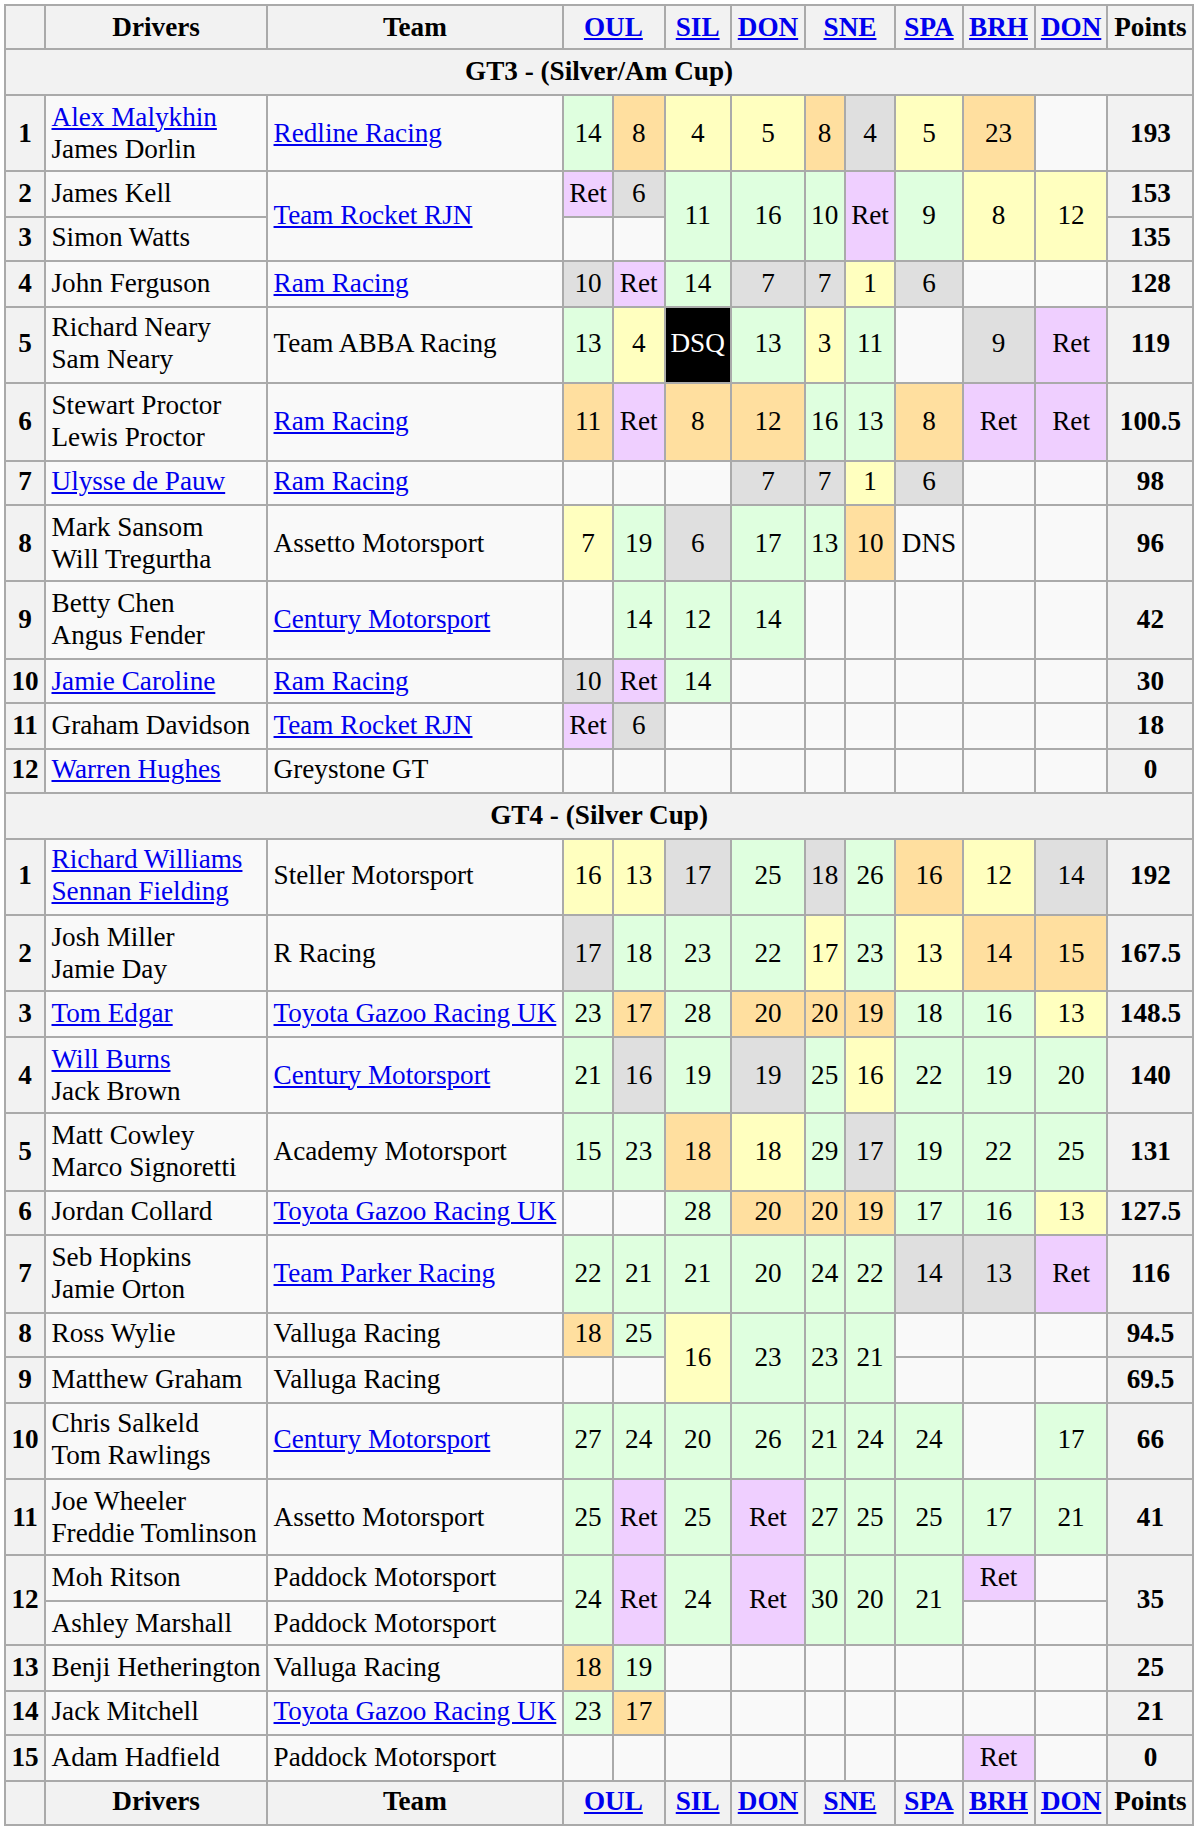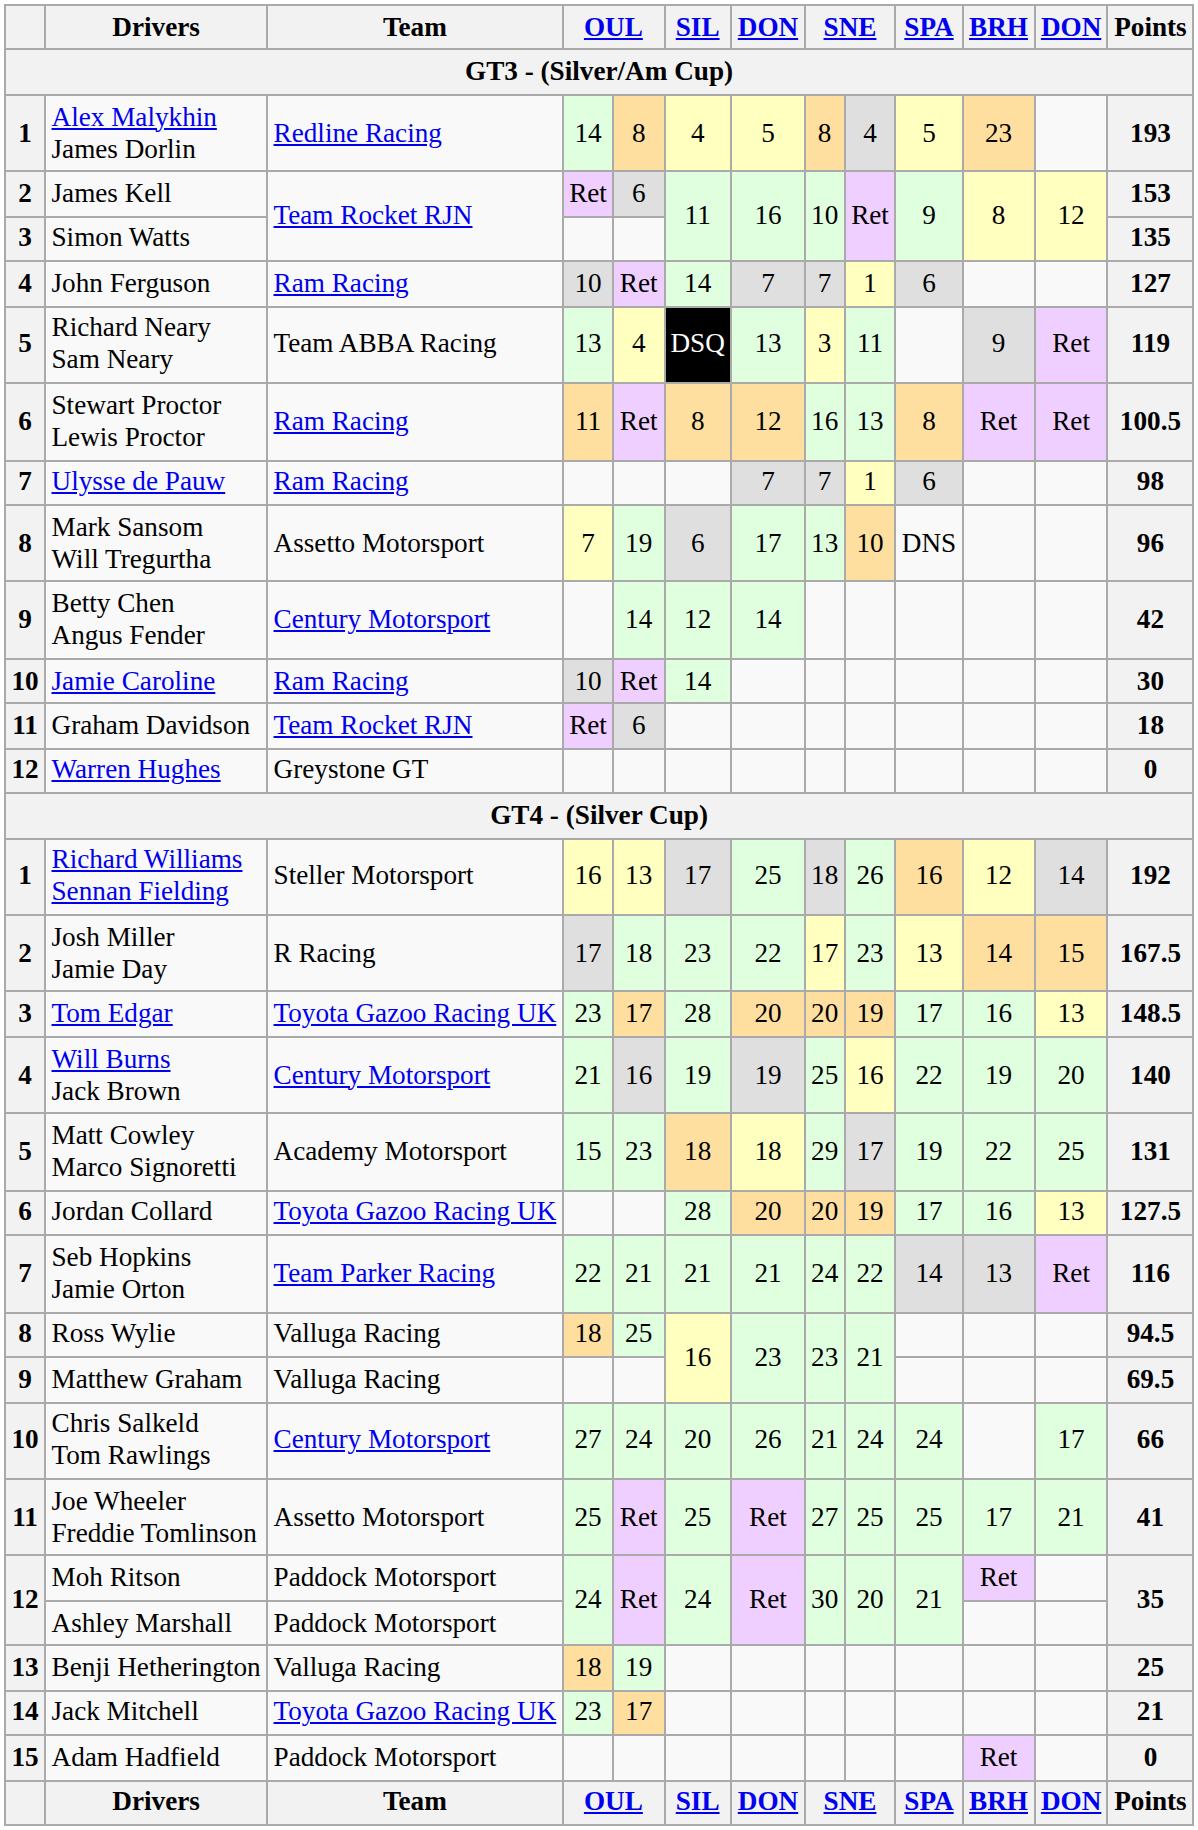(1150, 282) 128 -> (1150, 282) 127
(929, 1013) 18 -> (929, 1013) 17
(768, 1272) 20 -> (768, 1272) 21
